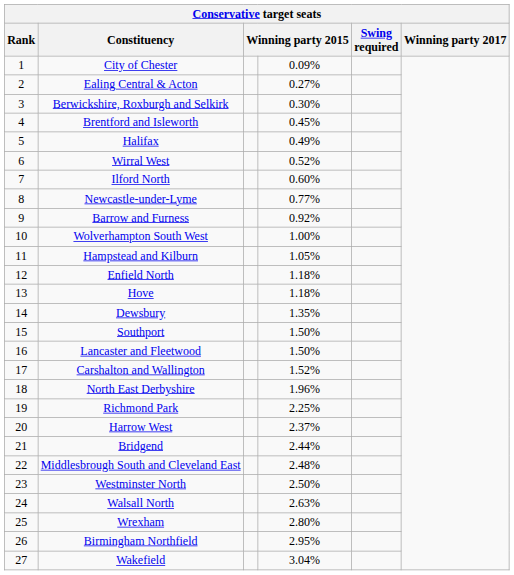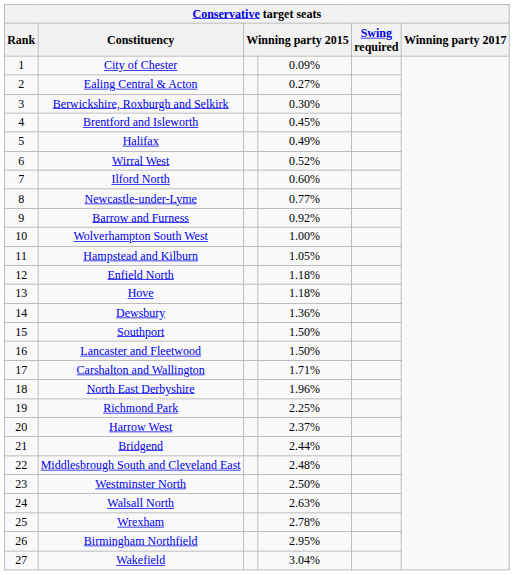(305, 312) 1.35% -> (305, 312) 1.36%
(305, 370) 1.52% -> (305, 370) 1.71%
(305, 522) 2.80% -> (305, 522) 2.78%
